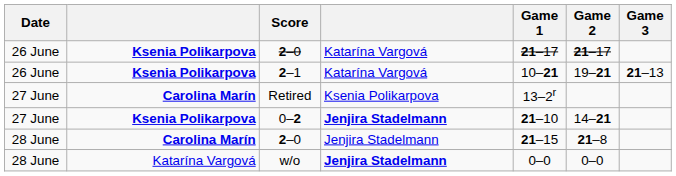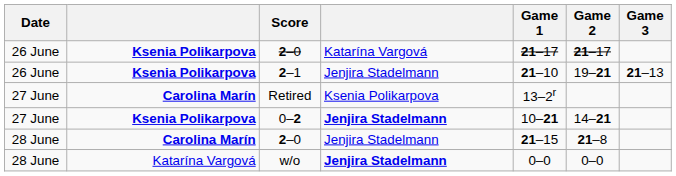(376, 73) Katarína Vargová -> (381, 73) Jenjira Stadelmann
(540, 73) 10–21 -> (540, 73) 21–10
(540, 118) 21–10 -> (540, 118) 10–21
